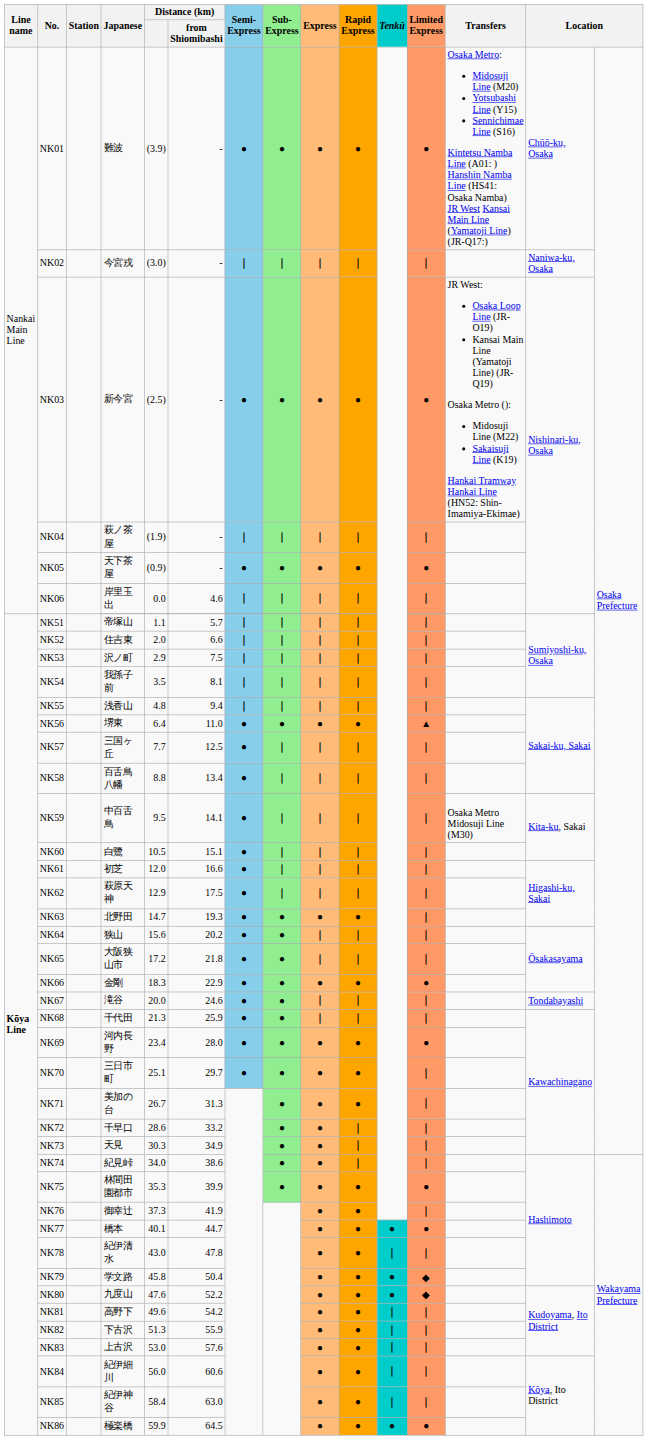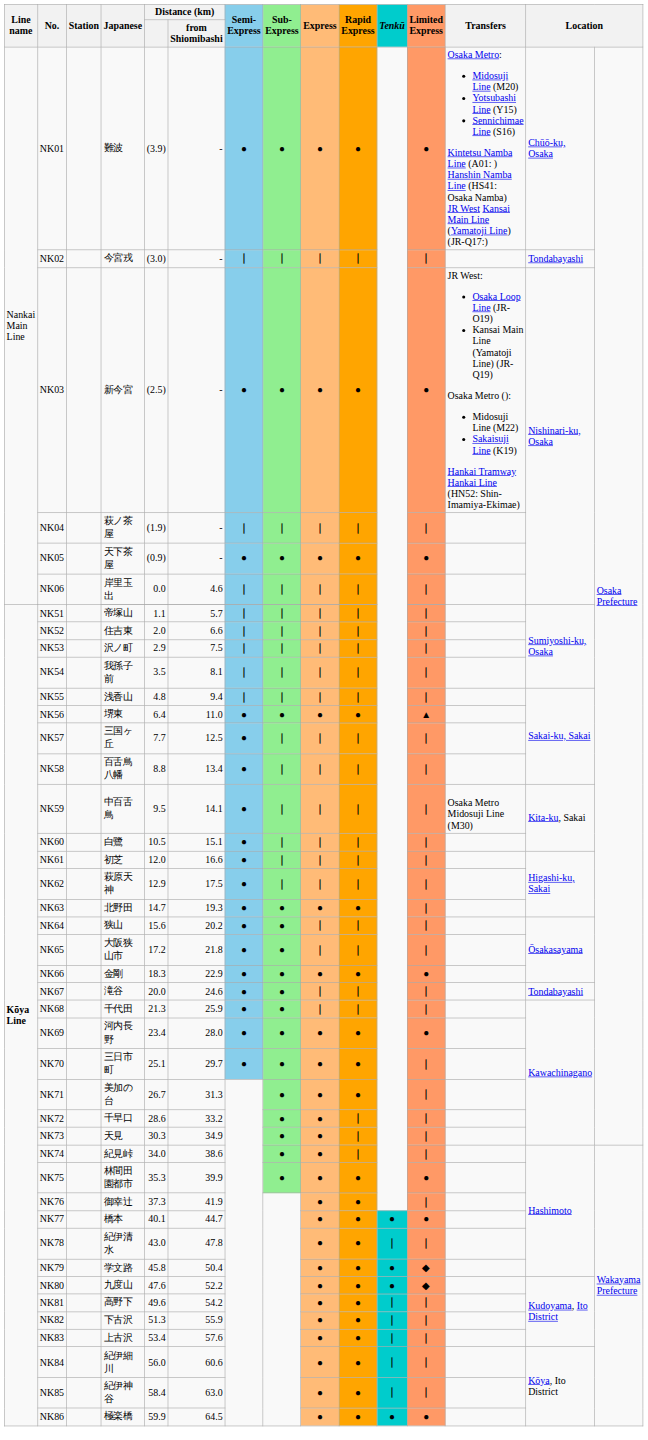(551, 263) Naniwa-ku, Osaka -> (556, 258) Tondabayashi
(157, 1347) 53.0 -> (157, 1338) 53.4
